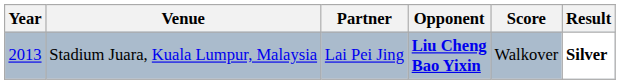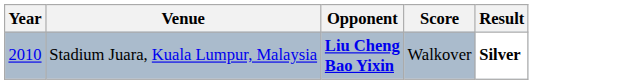- column: (364, 18)
(25, 55) 2013 -> (25, 55) 2010
